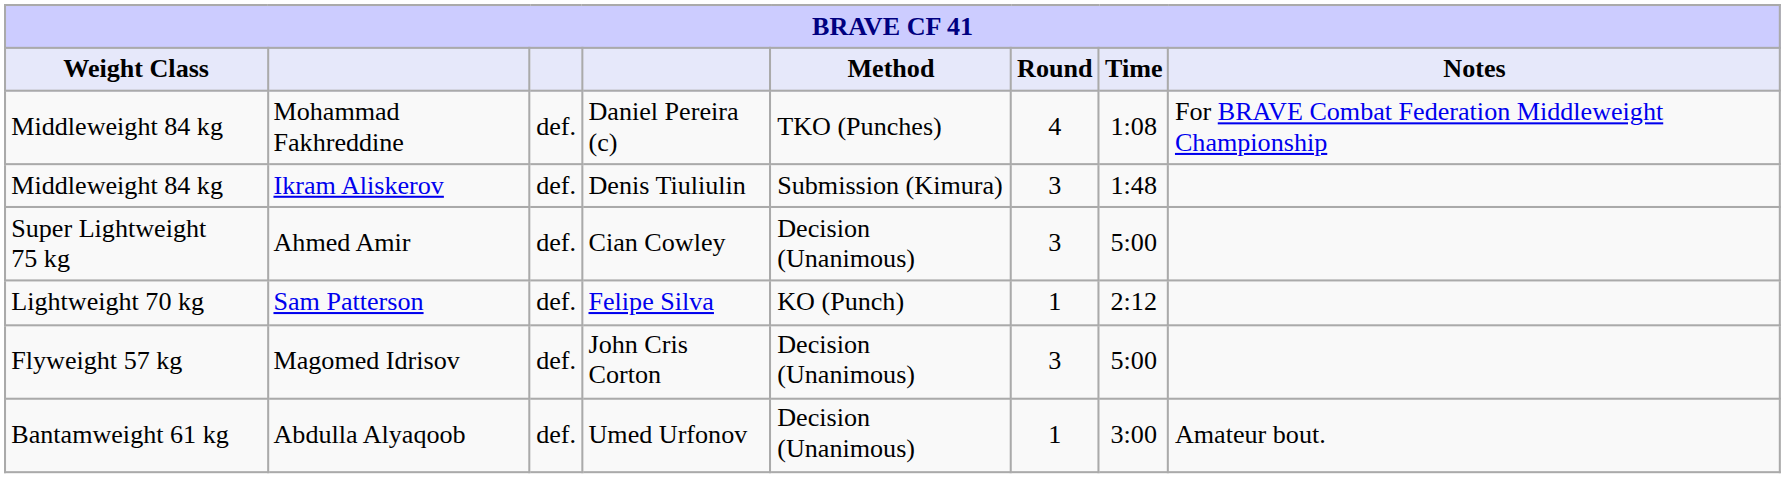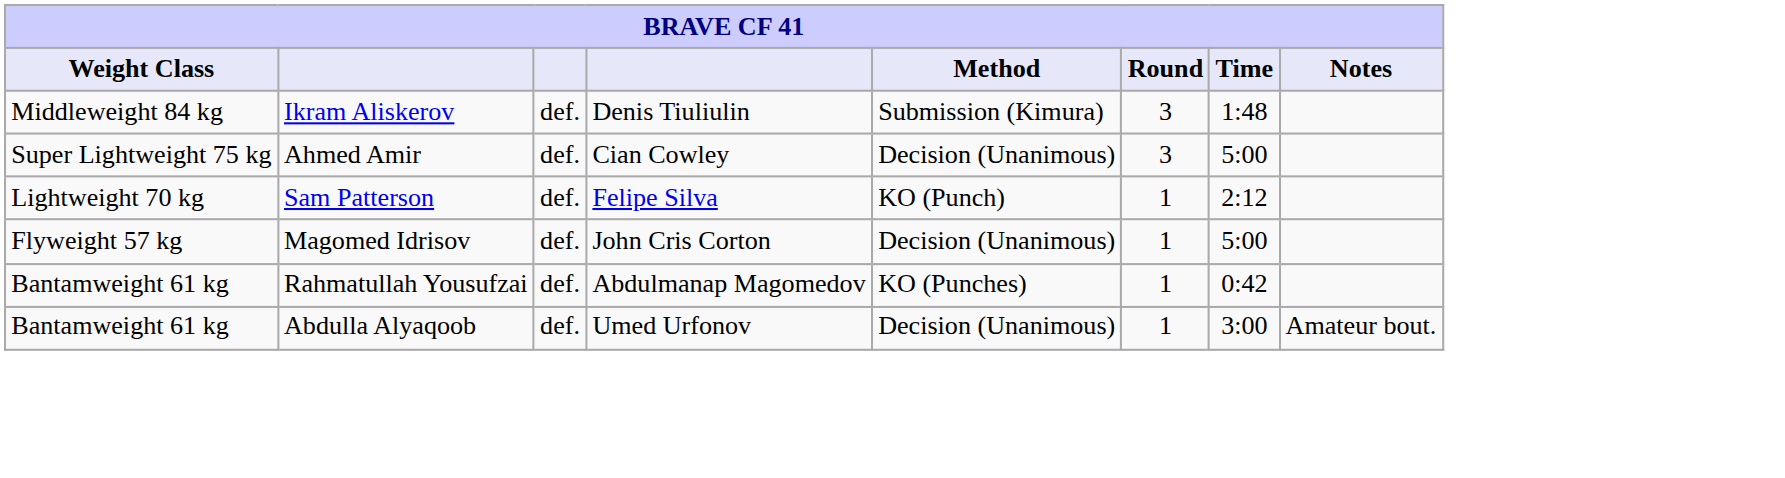- row: (339, 127)
(1055, 360) 3 -> (1165, 240) 1
+ row: (406, 284)
